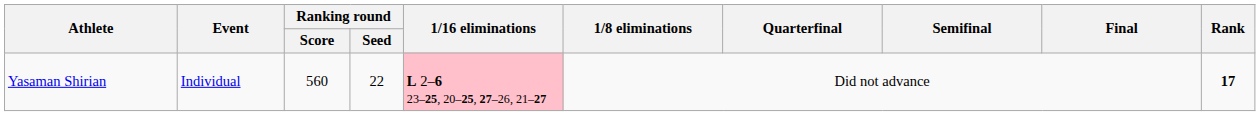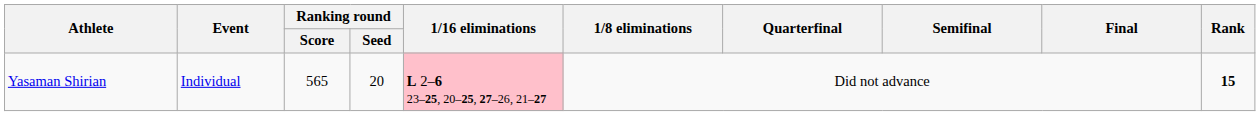(317, 82) 560 -> (317, 82) 565
(377, 82) 22 -> (377, 82) 20
(1228, 82) 17 -> (1228, 82) 15
